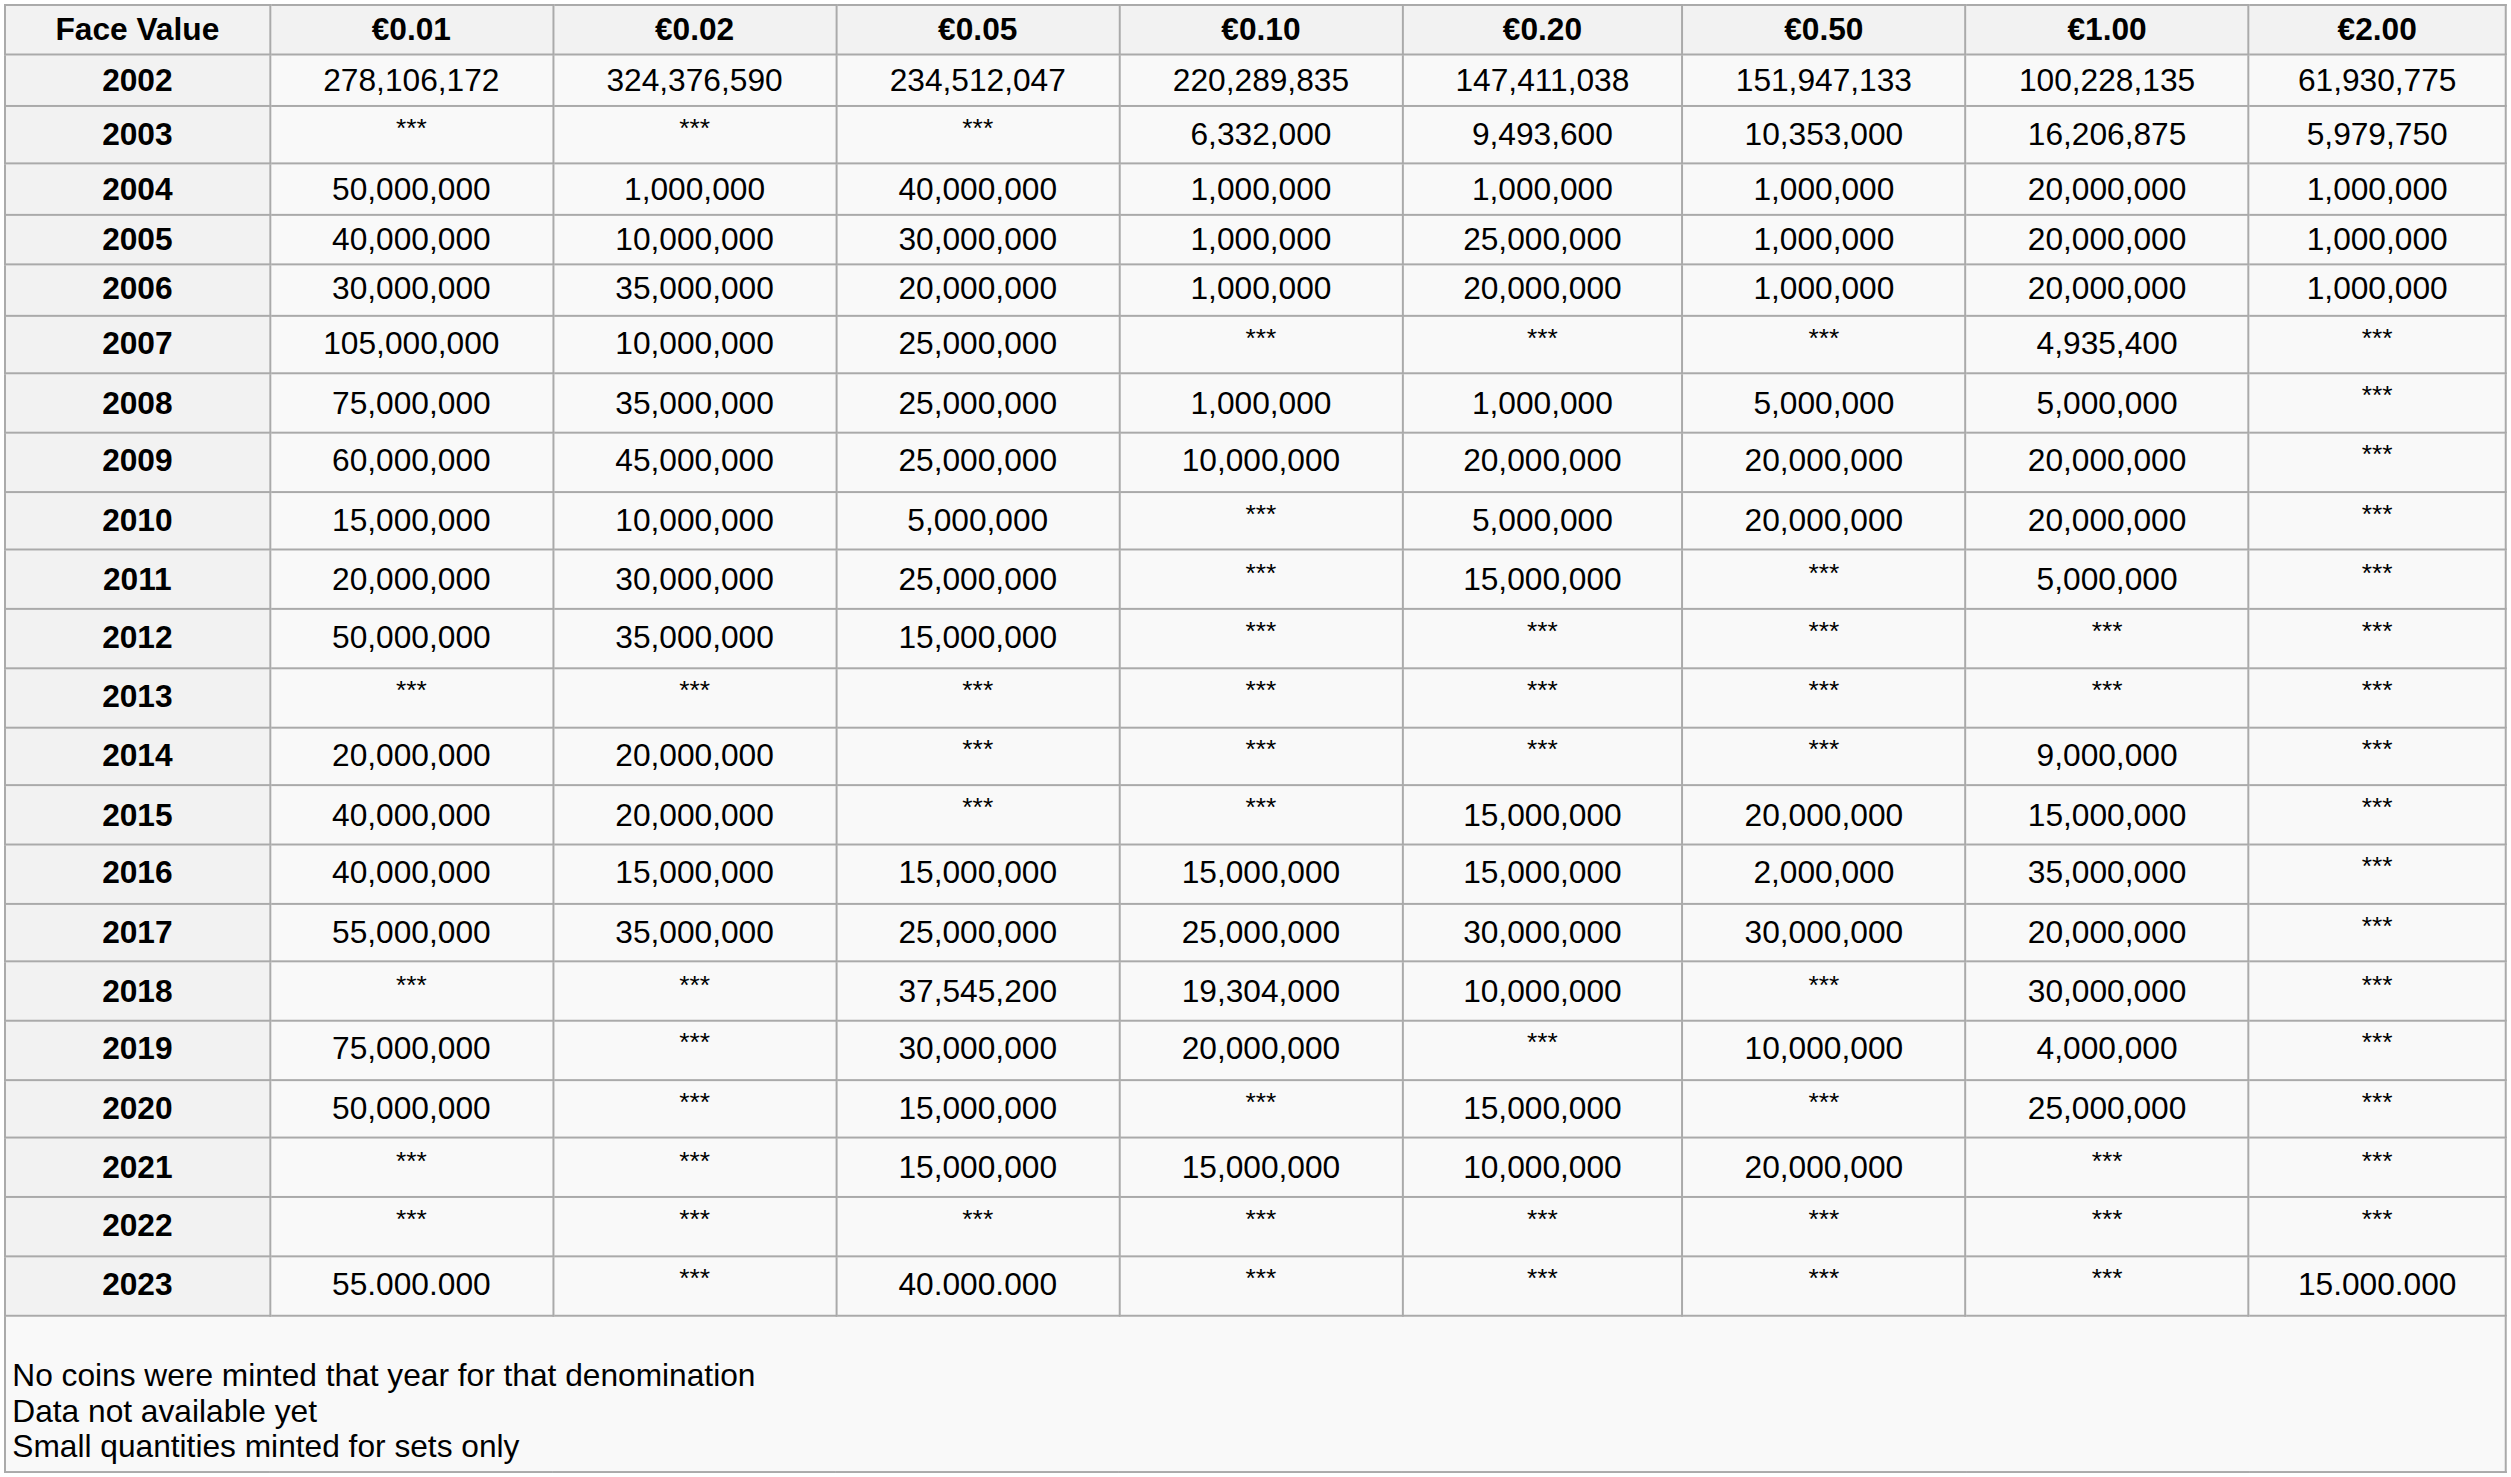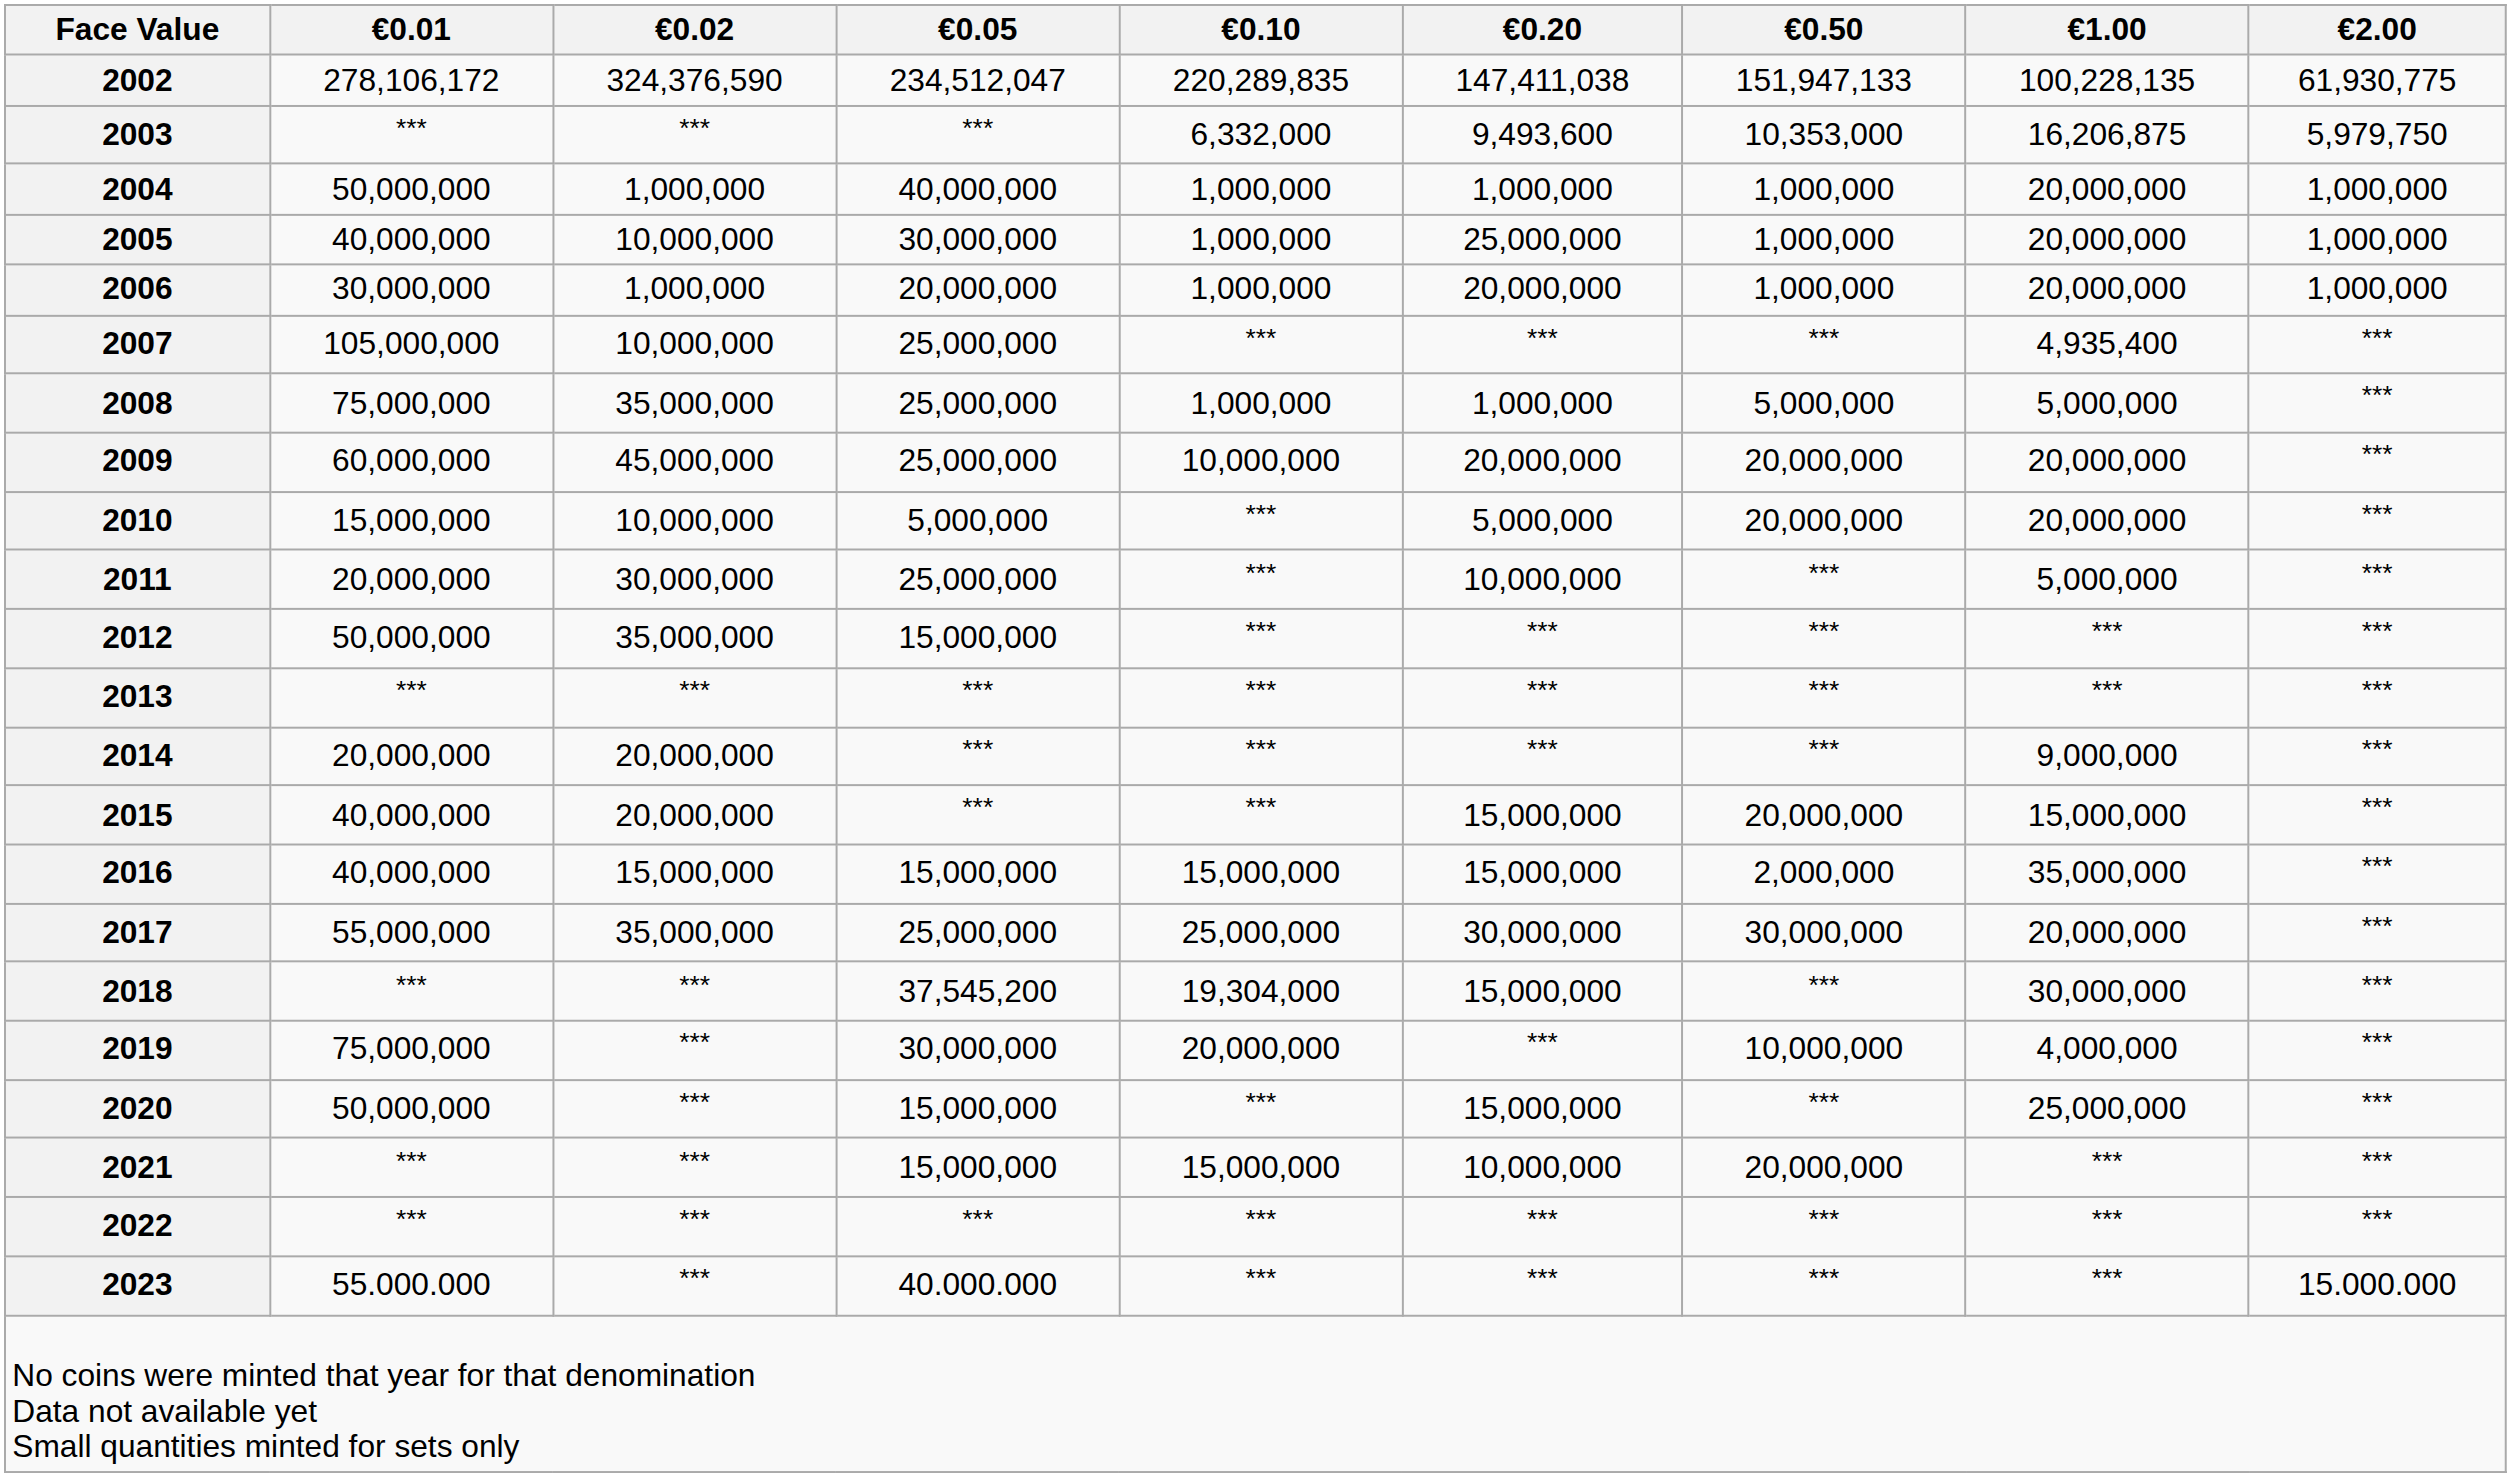(695, 289) 35,000,000 -> (695, 289) 1,000,000
(1542, 579) 15,000,000 -> (1542, 579) 10,000,000
(1542, 990) 10,000,000 -> (1542, 990) 15,000,000
